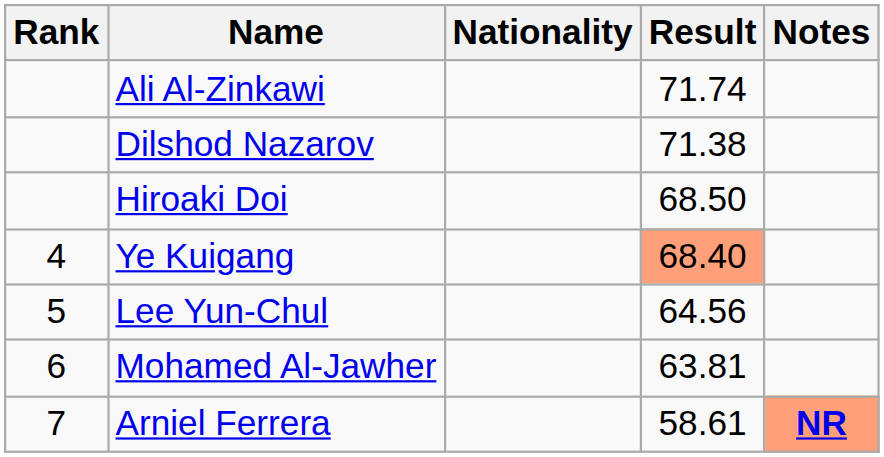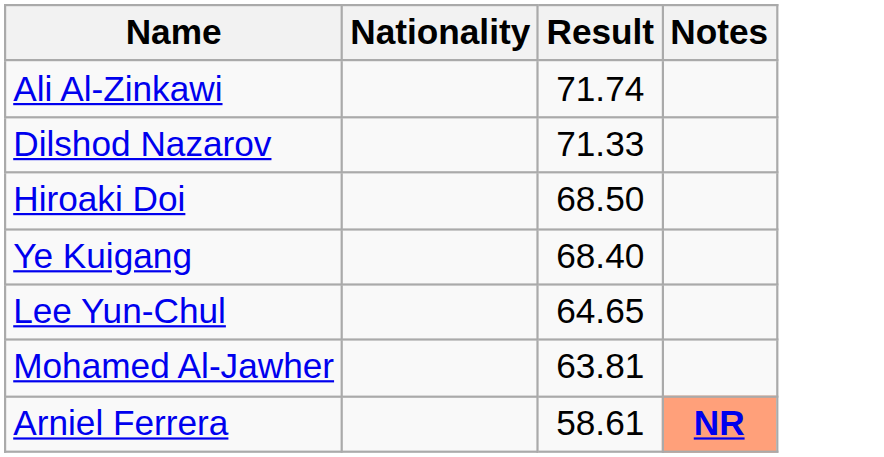- column: (56, 32)
(703, 144) 71.38 -> (600, 144) 71.33
(703, 255) lightsalmon background -> (600, 255) no background
(703, 311) 64.56 -> (600, 311) 64.65
